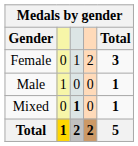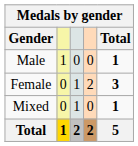rows swapped: (31, 84) <-> (31, 61)
(77, 107) bold -> (77, 107) normal
